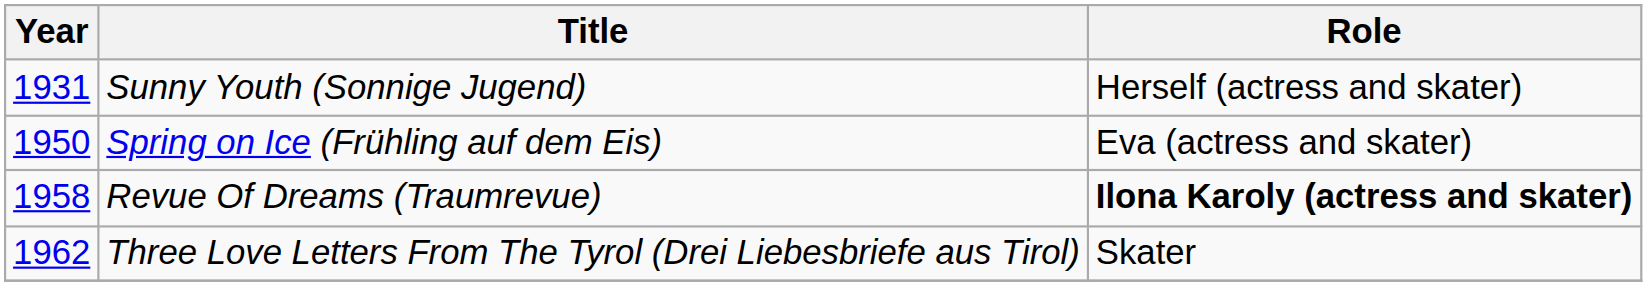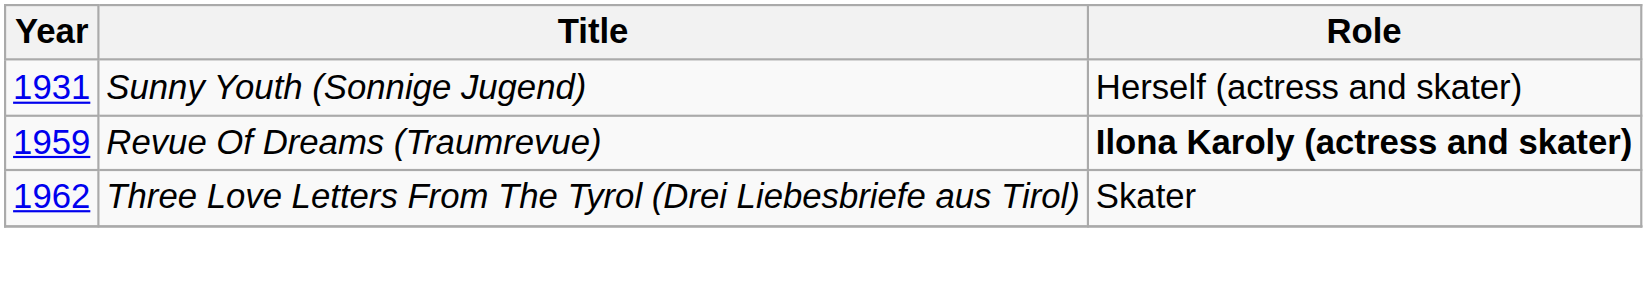- row: (384, 142)
(52, 197) 1958 -> (52, 142) 1959
